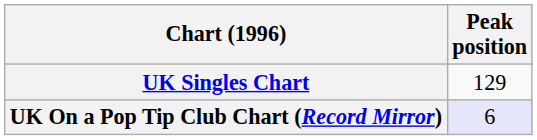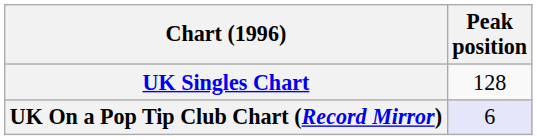(490, 81) 129 -> (490, 81) 128
